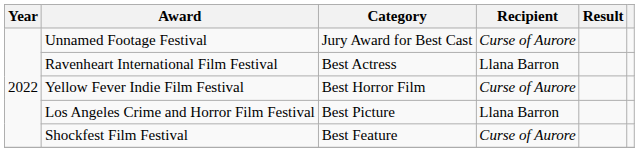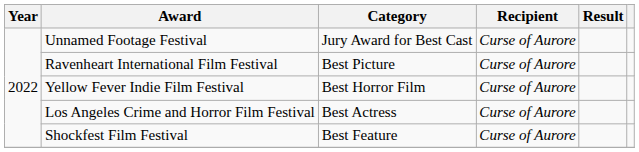(359, 64) Best Actress -> (358, 64) Best Picture
(519, 64) Llana Barron -> (528, 64) Curse of Aurore
(358, 111) Best Picture -> (359, 111) Best Actress
(519, 111) Llana Barron -> (528, 111) Curse of Aurore
